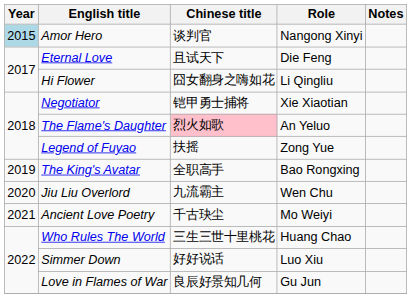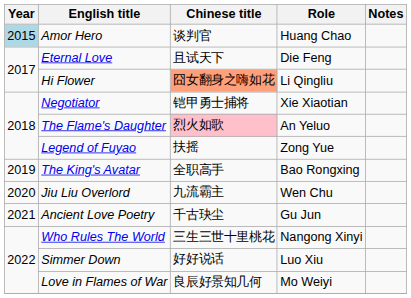(321, 35) Nangong Xinyi -> (316, 35) Huang Chao
(224, 80) no background -> (224, 80) lightsalmon background
(306, 215) Mo Weiyi -> (301, 215) Gu Jun
(316, 237) Huang Chao -> (321, 237) Nangong Xinyi
(301, 282) Gu Jun -> (306, 282) Mo Weiyi
